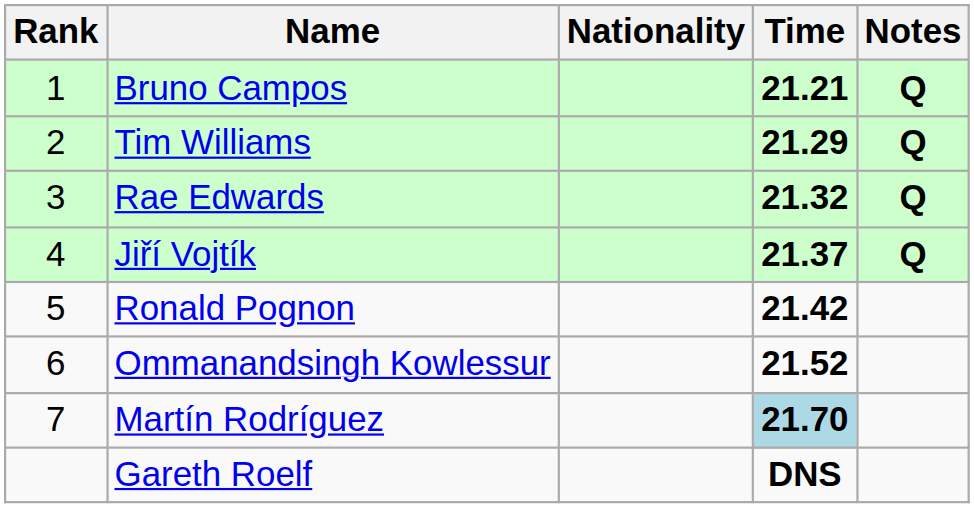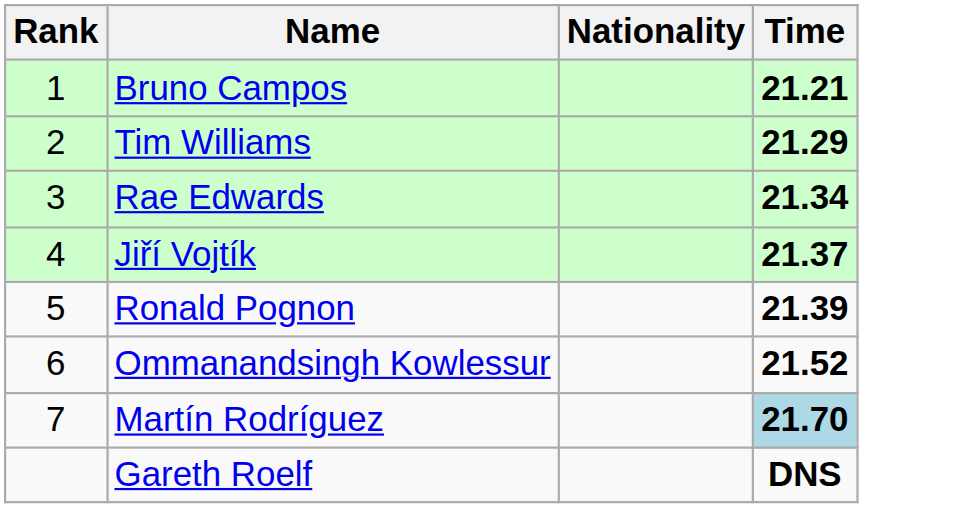- column: (913, 32)
(805, 198) 21.32 -> (805, 198) 21.34
(805, 308) 21.42 -> (805, 308) 21.39
